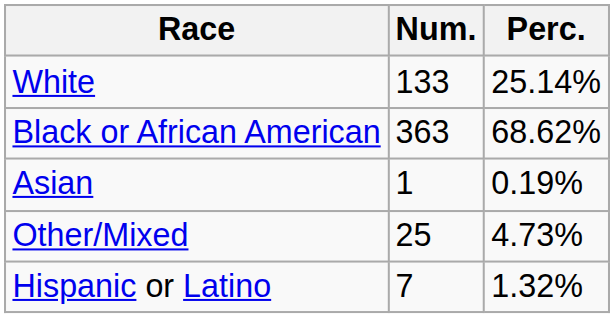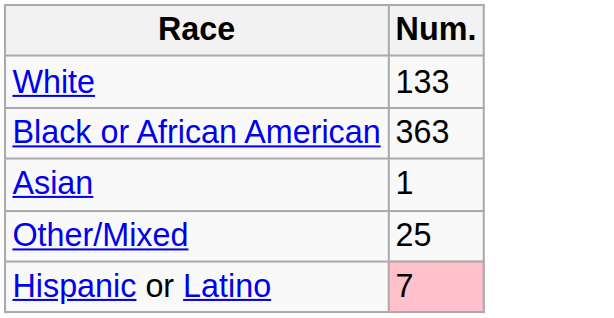- column: (546, 30)
(405, 286) no background -> (405, 286) pink background
